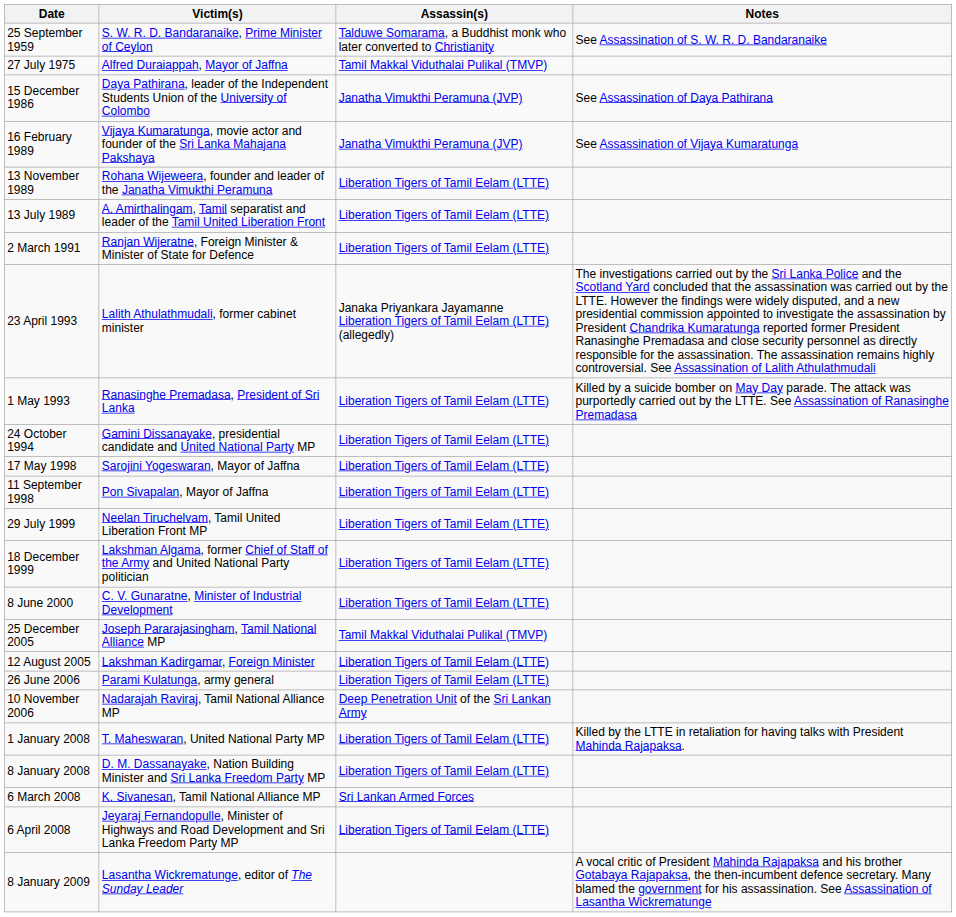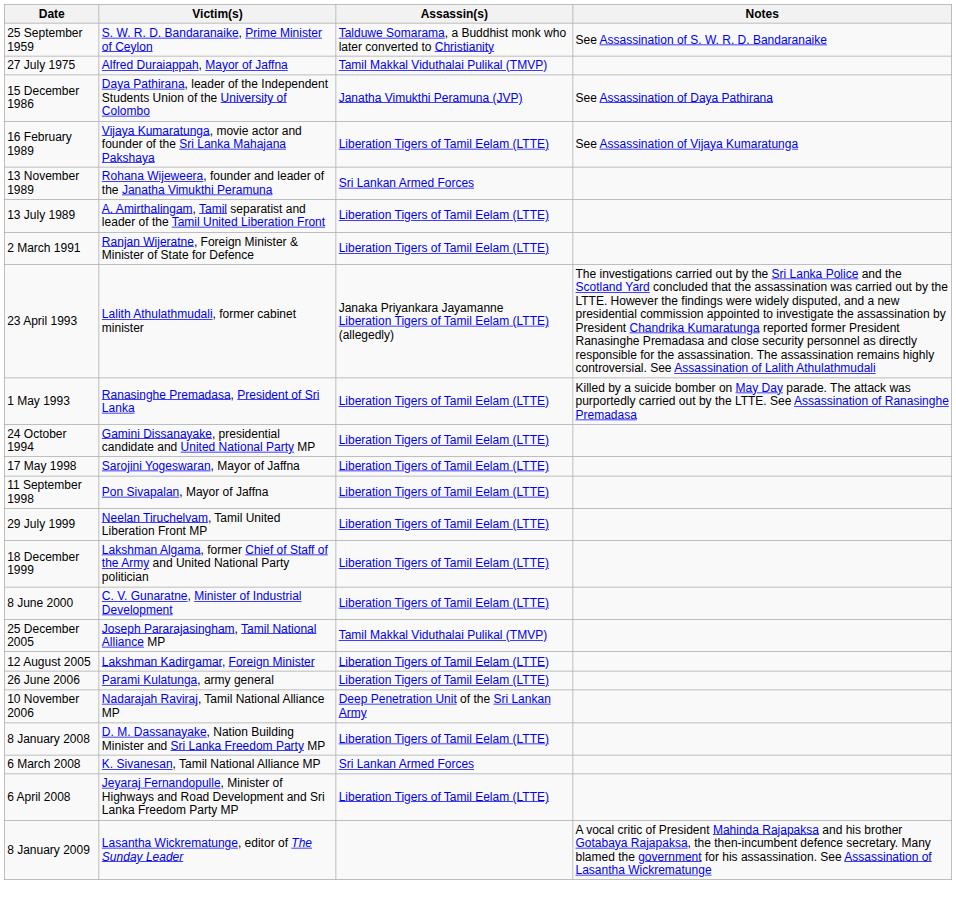(431, 144) Janatha Vimukthi Peramuna (JVP) -> (444, 144) Liberation Tigers of Tamil Eelam (LTTE)
(444, 183) Liberation Tigers of Tamil Eelam (LTTE) -> (406, 183) Sri Lankan Armed Forces
- row: (49, 738)
